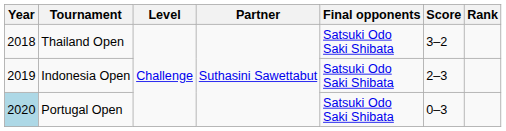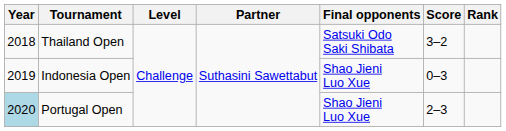(358, 76) Satsuki Odo Saki Shibata -> (353, 76) Shao Jieni Luo Xue
(437, 76) 2–3 -> (437, 76) 0–3
(358, 110) Satsuki Odo Saki Shibata -> (353, 110) Shao Jieni Luo Xue
(437, 110) 0–3 -> (437, 110) 2–3
